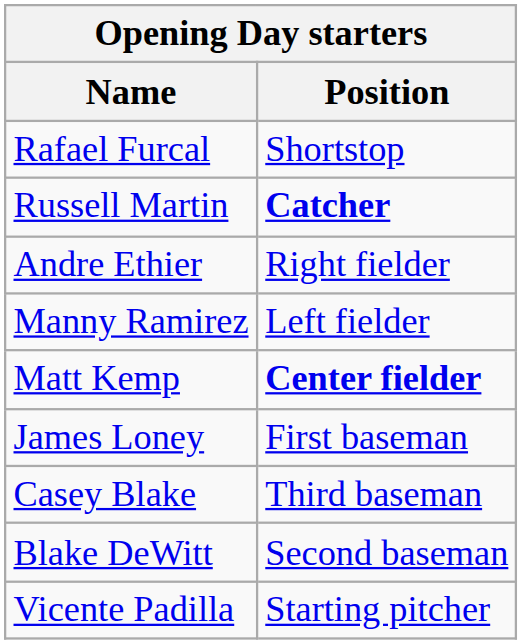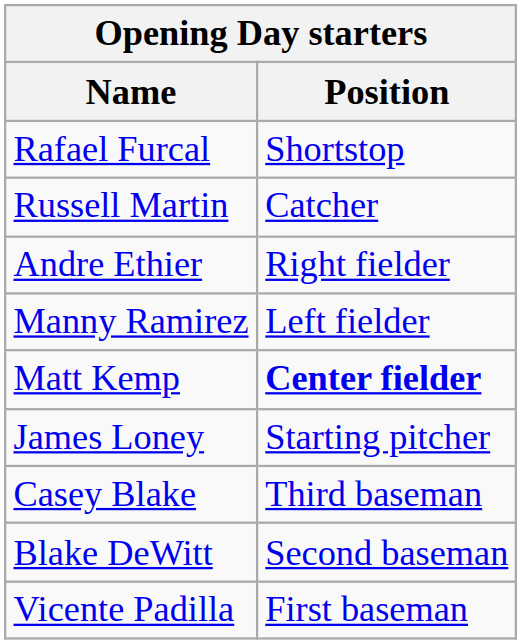(328, 206) bold -> (322, 206) normal
(367, 436) First baseman -> (378, 436) Starting pitcher
(378, 609) Starting pitcher -> (367, 609) First baseman
